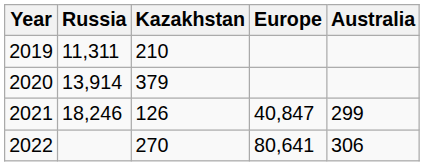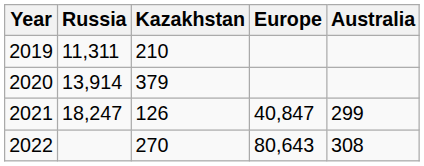(92, 113) 18,246 -> (92, 113) 18,247
(284, 144) 80,641 -> (284, 144) 80,643
(347, 144) 306 -> (347, 144) 308
